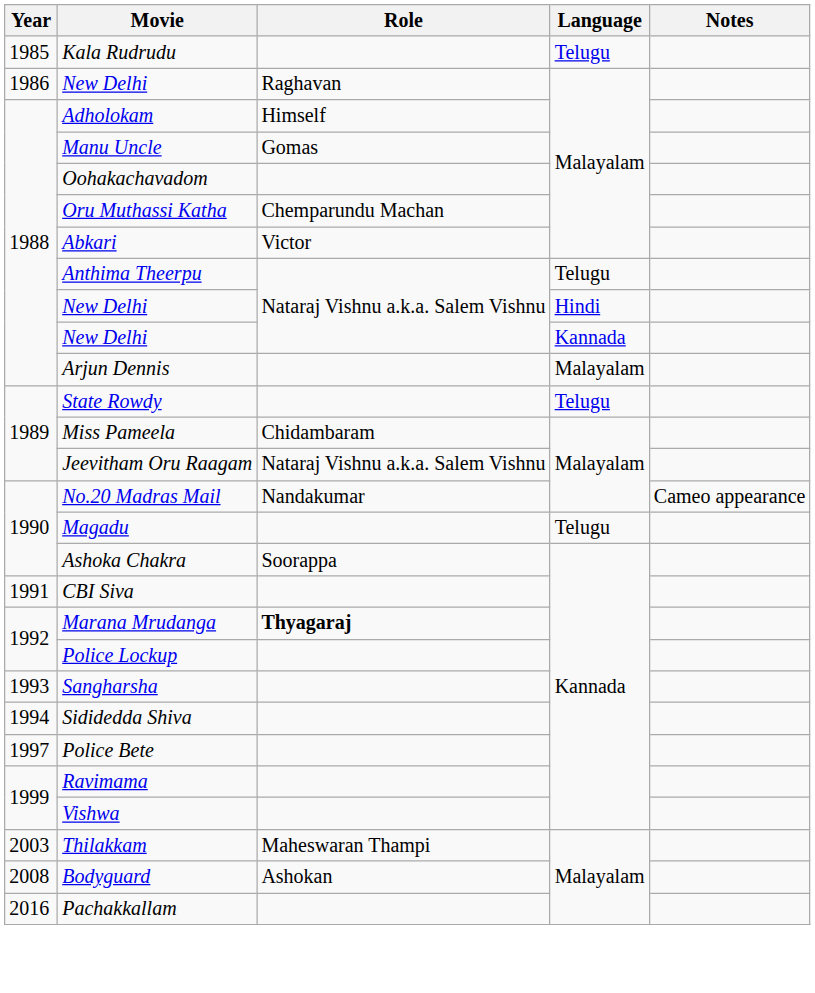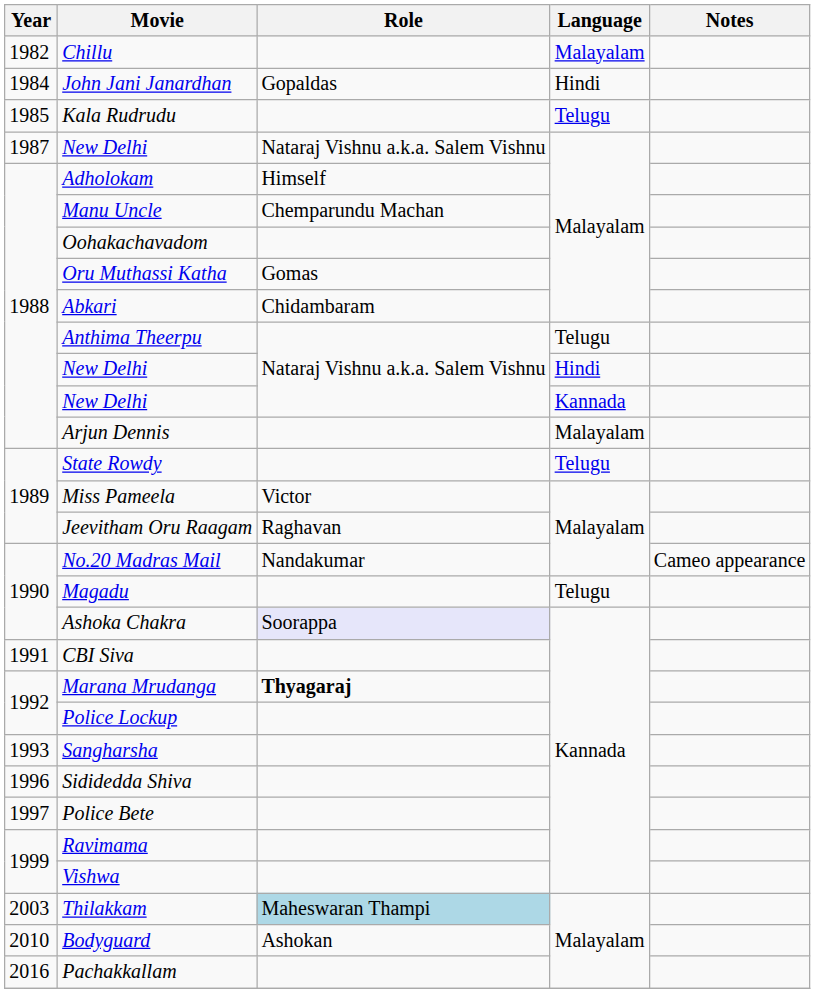+ row: (87, 52)
+ row: (147, 83)
(29, 83) 1986 -> (29, 147) 1987
(301, 83) Raghavan -> (403, 147) Nataraj Vishnu a.k.a. Salem Vishnu
(290, 147) Gomas -> (353, 210) Chemparundu Machan
(353, 210) Chemparundu Machan -> (290, 274) Gomas
(286, 242) Victor -> (318, 305) Chidambaram
(318, 432) Chidambaram -> (286, 496) Victor
(403, 464) Nataraj Vishnu a.k.a. Salem Vishnu -> (301, 527) Raghavan
(299, 559) no background -> (299, 623) lavender background
(29, 718) 1994 -> (29, 781) 1996
(346, 845) no background -> (346, 908) lightblue background
(29, 876) 2008 -> (29, 940) 2010
